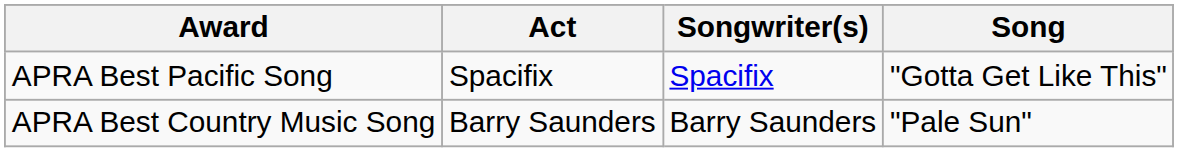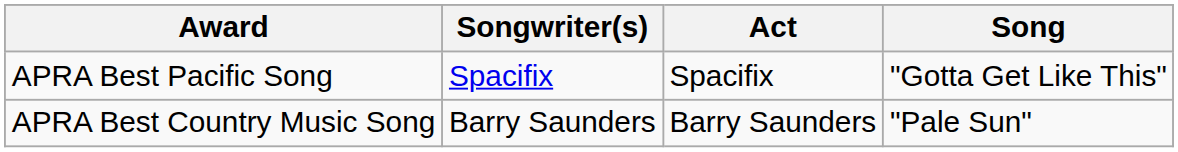columns swapped: (773, 28) <-> (552, 28)
